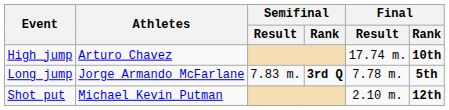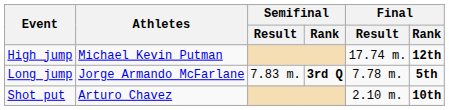(125, 55) Arturo Chavez -> (151, 55) Michael Kevin Putman
(427, 55) 10th -> (427, 55) 12th
(151, 95) Michael Kevin Putman -> (125, 95) Arturo Chavez
(427, 95) 12th -> (427, 95) 10th
